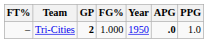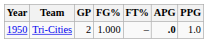columns swapped: (139, 13) <-> (19, 13)
(91, 30) bold -> (89, 30) normal
